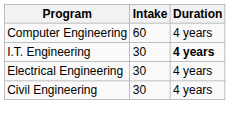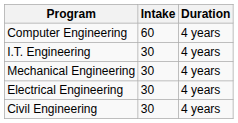(194, 52) bold -> (201, 52) normal
+ row: (71, 71)
